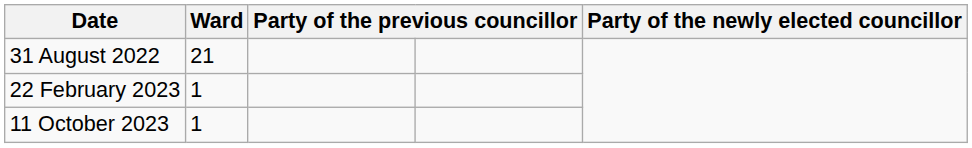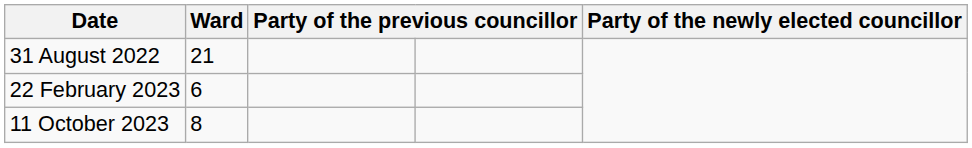(196, 90) 1 -> (196, 90) 6
(196, 124) 1 -> (196, 124) 8
